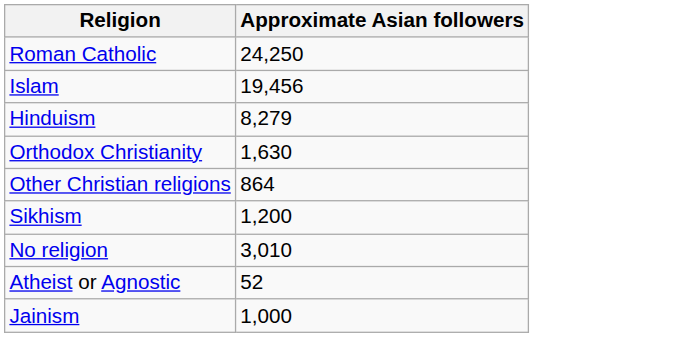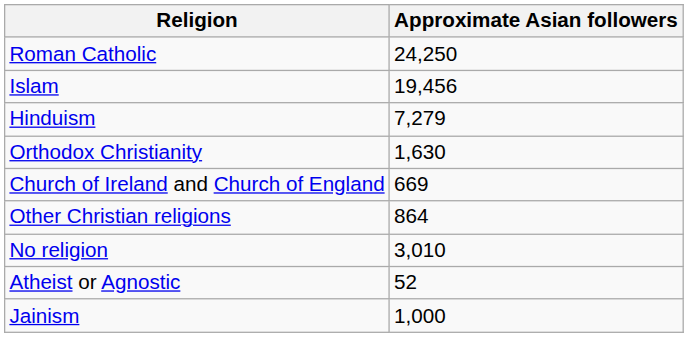(266, 119) 8,279 -> (420, 119) 7,279
+ row: (197, 184)
- row: (46, 217)
